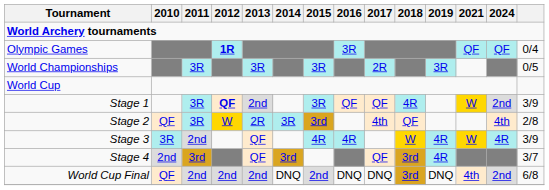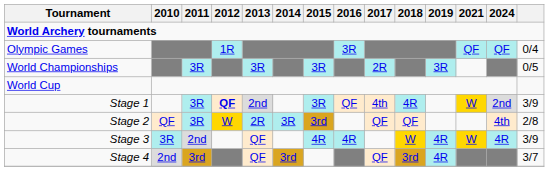(227, 49) bold -> (227, 49) normal
(380, 103) QF -> (380, 103) 4th
(380, 121) 4th -> (380, 121) QF
- row: (108, 175)
